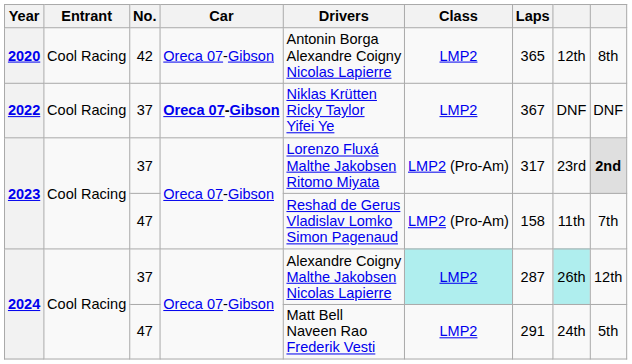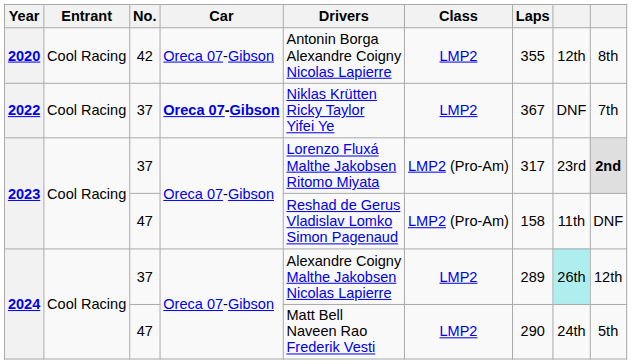(533, 56) 365 -> (533, 56) 355
(608, 111) DNF -> (608, 111) 7th
(608, 221) 7th -> (608, 221) DNF
(458, 277) paleturquoise background -> (458, 277) no background
(533, 277) 287 -> (533, 277) 289
(533, 332) 291 -> (533, 332) 290
